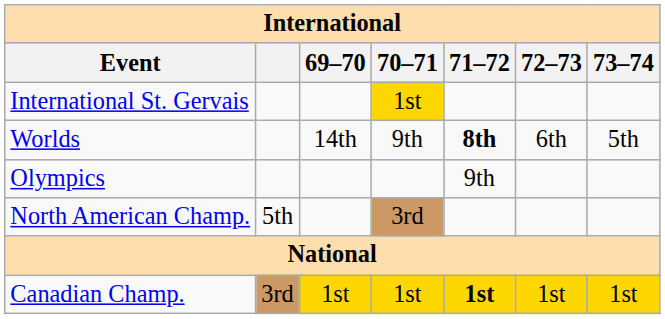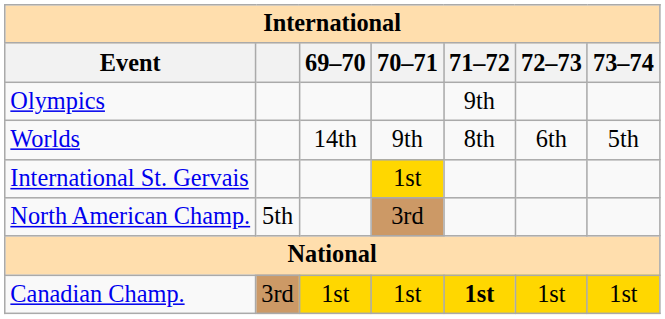rows swapped: (58, 178) <-> (130, 100)
(479, 139) bold -> (479, 139) normal
